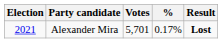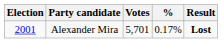(25, 29) 2021 -> (25, 29) 2001
